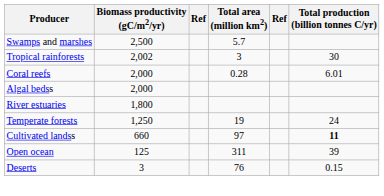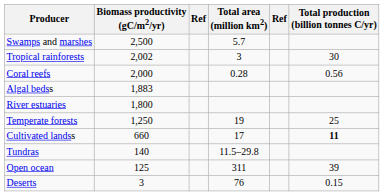(334, 73) 6.01 -> (334, 73) 0.56
(142, 89) 2,000 -> (142, 89) 1,883
(334, 120) 24 -> (334, 120) 25
(239, 136) 97 -> (239, 136) 17
+ row: (23, 152)
